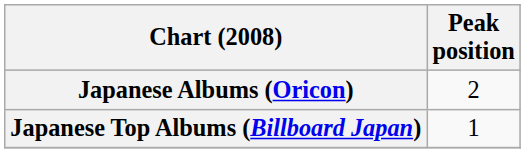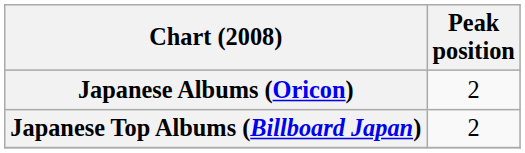(474, 128) 1 -> (474, 128) 2
